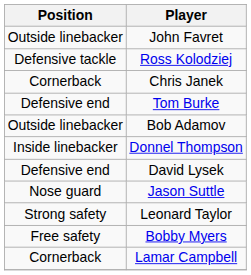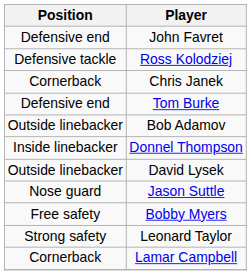(65, 37) Outside linebacker -> (65, 37) Defensive end
(65, 170) Defensive end -> (65, 170) Outside linebacker
rows swapped: (186, 236) <-> (186, 214)
